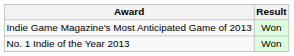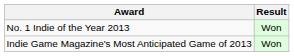rows swapped: (129, 28) <-> (68, 43)
